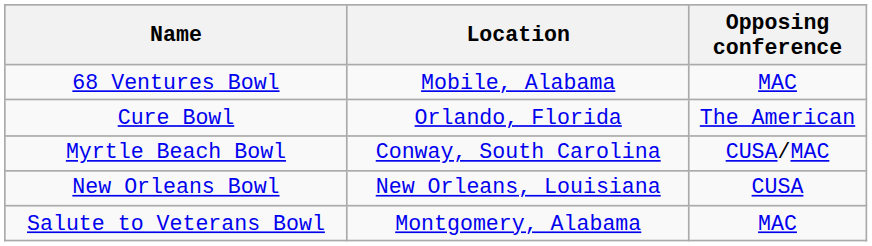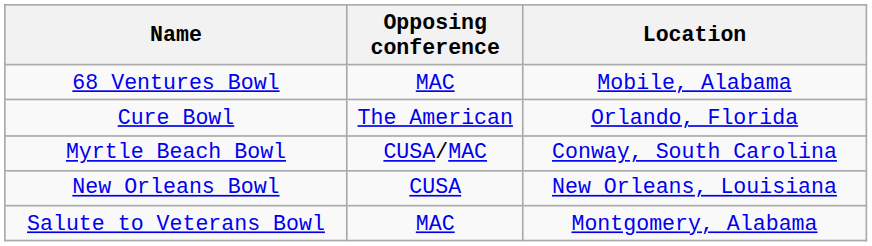columns swapped: (518, 35) <-> (777, 35)
